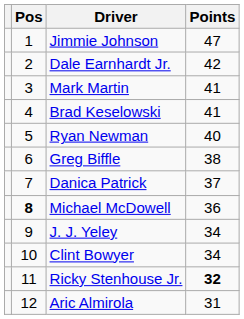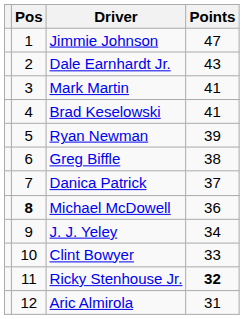(212, 64) 42 -> (212, 64) 43
(212, 136) 40 -> (212, 136) 39
(212, 255) 34 -> (212, 255) 33
